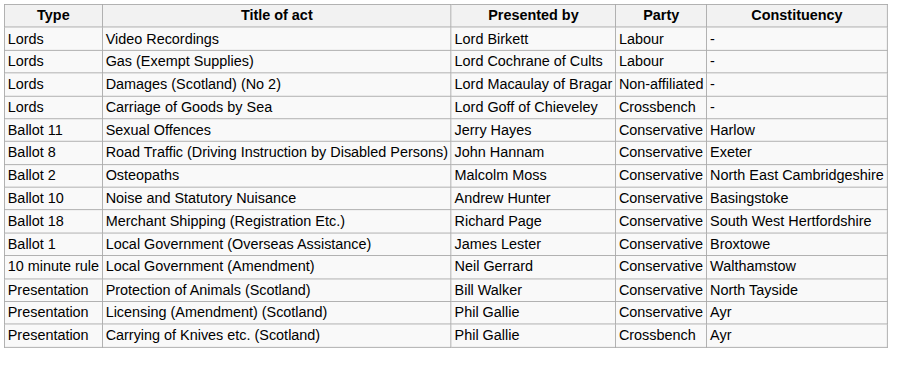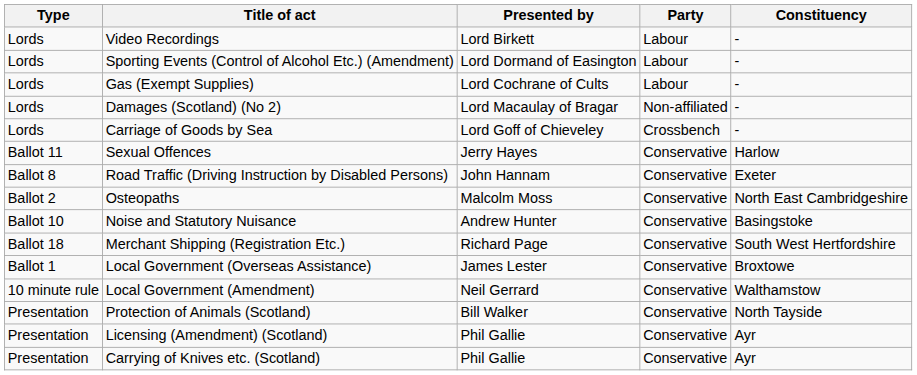+ row: (280, 61)
(657, 335) Crossbench -> (685, 358) Conservative
